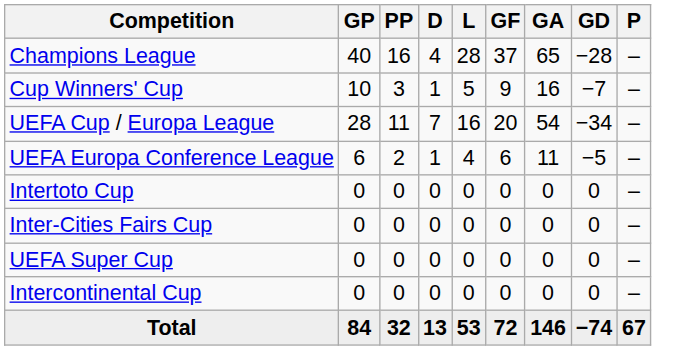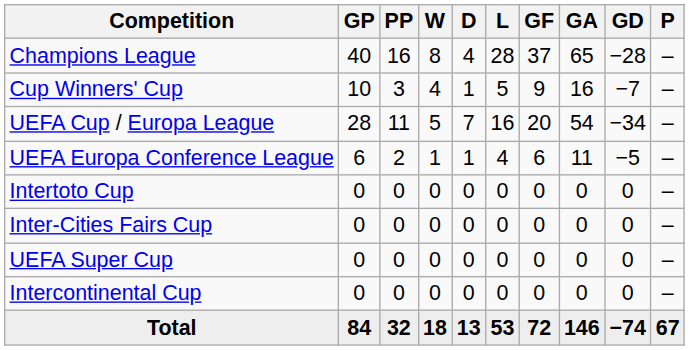+ column: (435, 21)
